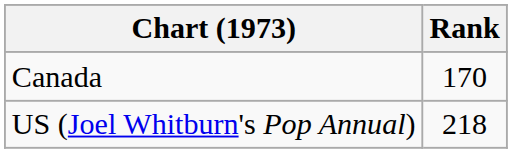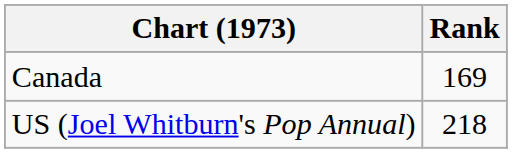(465, 76) 170 -> (465, 76) 169
